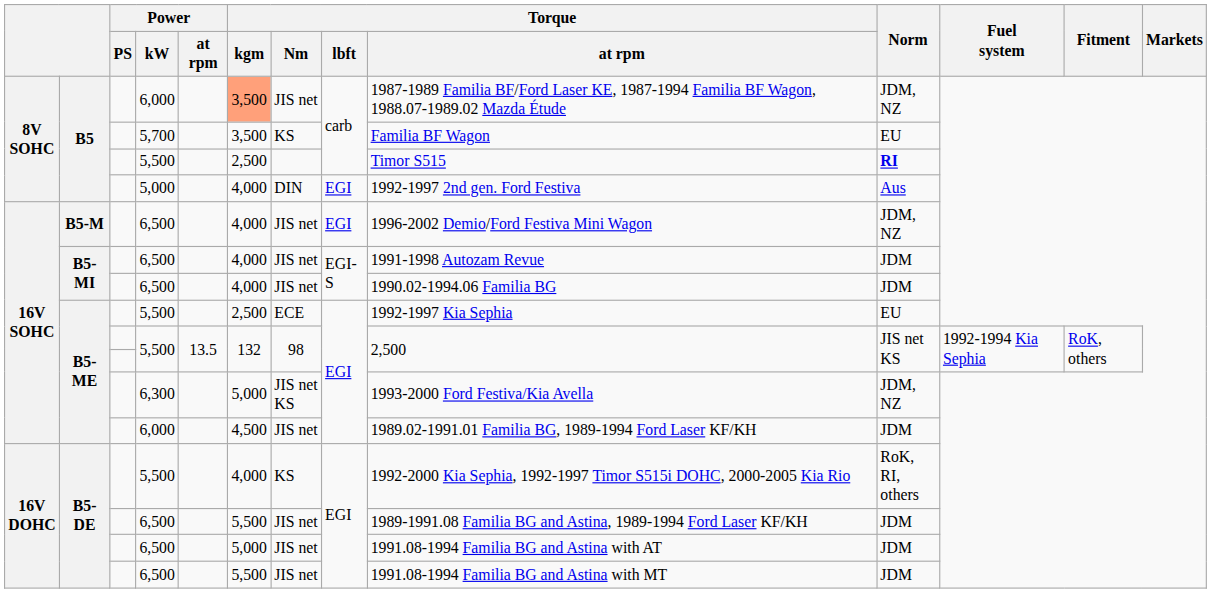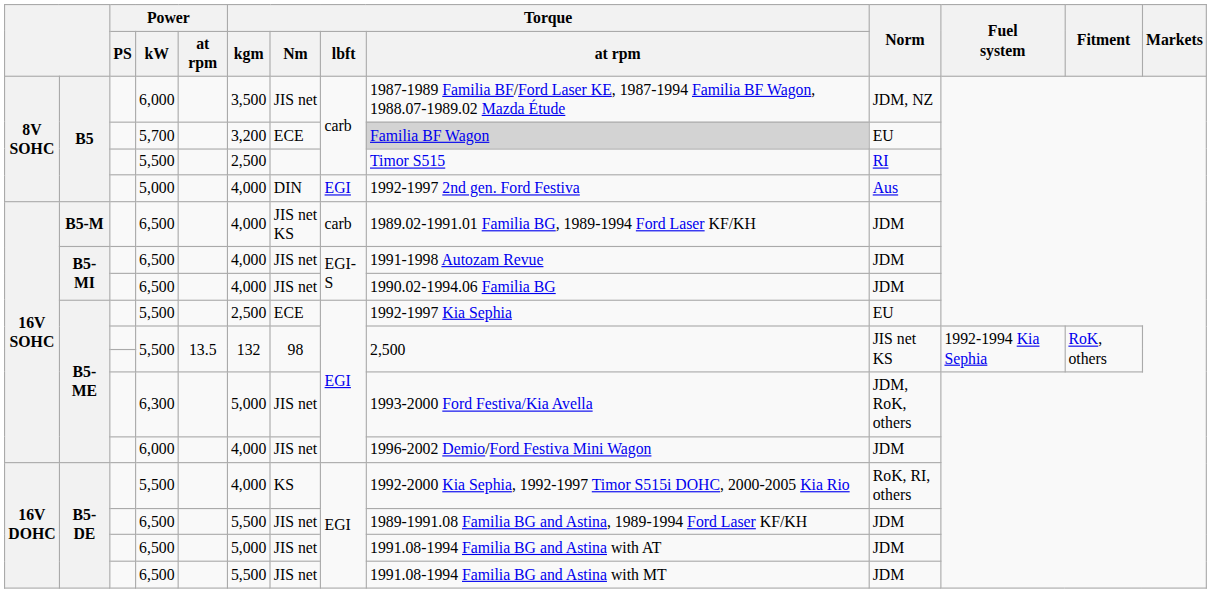(249, 99) lightsalmon background -> (249, 99) no background
(249, 135) 3,500 -> (249, 135) 3,200
(284, 135) KS -> (289, 135) ECE
(430, 135) no background -> (430, 135) lightgrey background
(889, 161) bold -> (881, 161) normal
(296, 224) JIS net -> (295, 224) JIS net KS
(338, 224) EGI -> (338, 224) carb
(511, 224) 1996-2002 Demio/Ford Festiva Mini Wagon -> (563, 224) 1989.02-1991.01 Familia BG, 1989-1994 Ford Laser KF/KH
(898, 224) JDM, NZ -> (889, 224) JDM
(296, 394) JIS net KS -> (295, 404) JIS net
(898, 394) JDM, NZ -> (892, 404) JDM, RoK, others
(249, 430) 4,500 -> (249, 449) 4,000
(564, 430) 1989.02-1991.01 Familia BG, 1989-1994 Ford Laser KF/KH -> (511, 449) 1996-2002 Demio/Ford Festiva Mini Wagon
